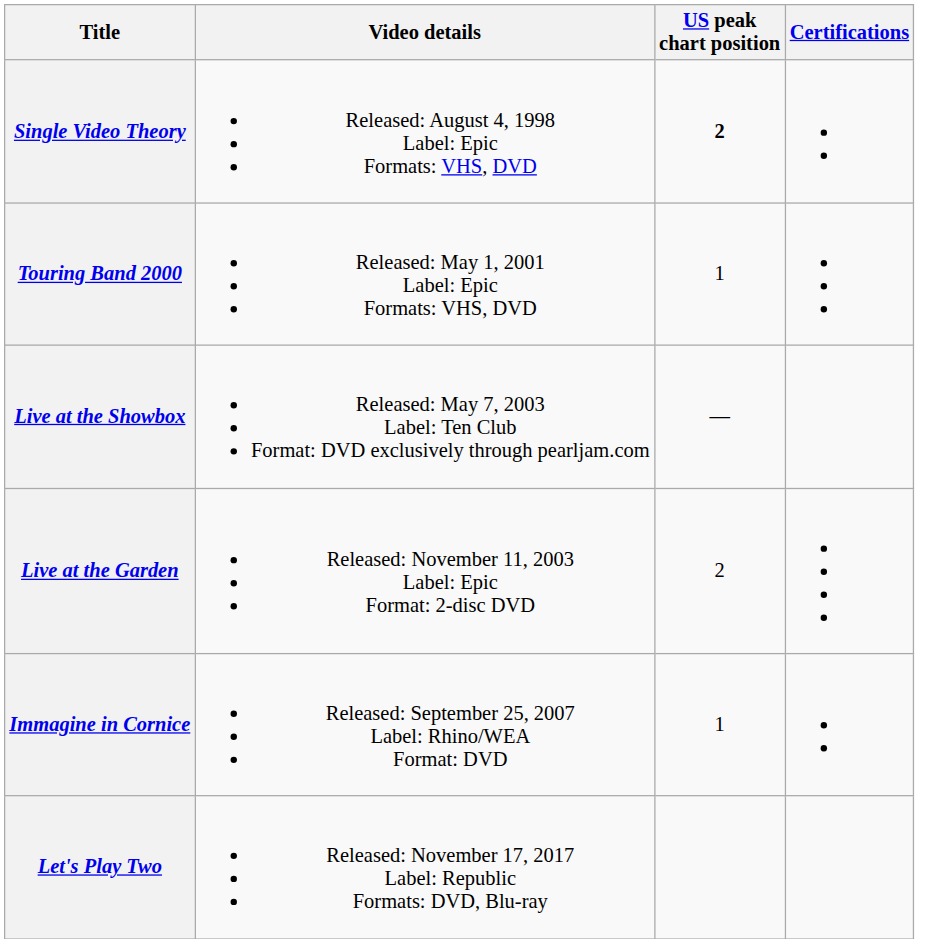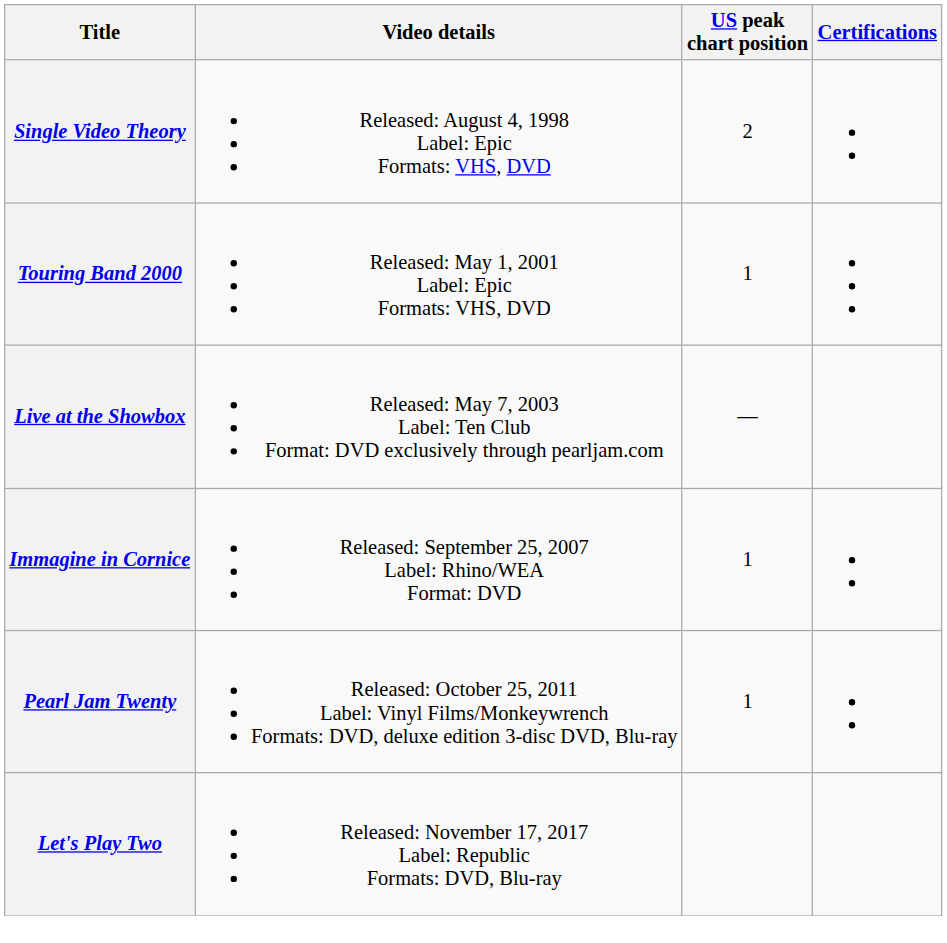(720, 131) bold -> (748, 131) normal
- row: (100, 570)
+ row: (100, 701)
